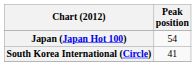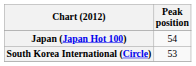(172, 54) 41 -> (172, 54) 53
